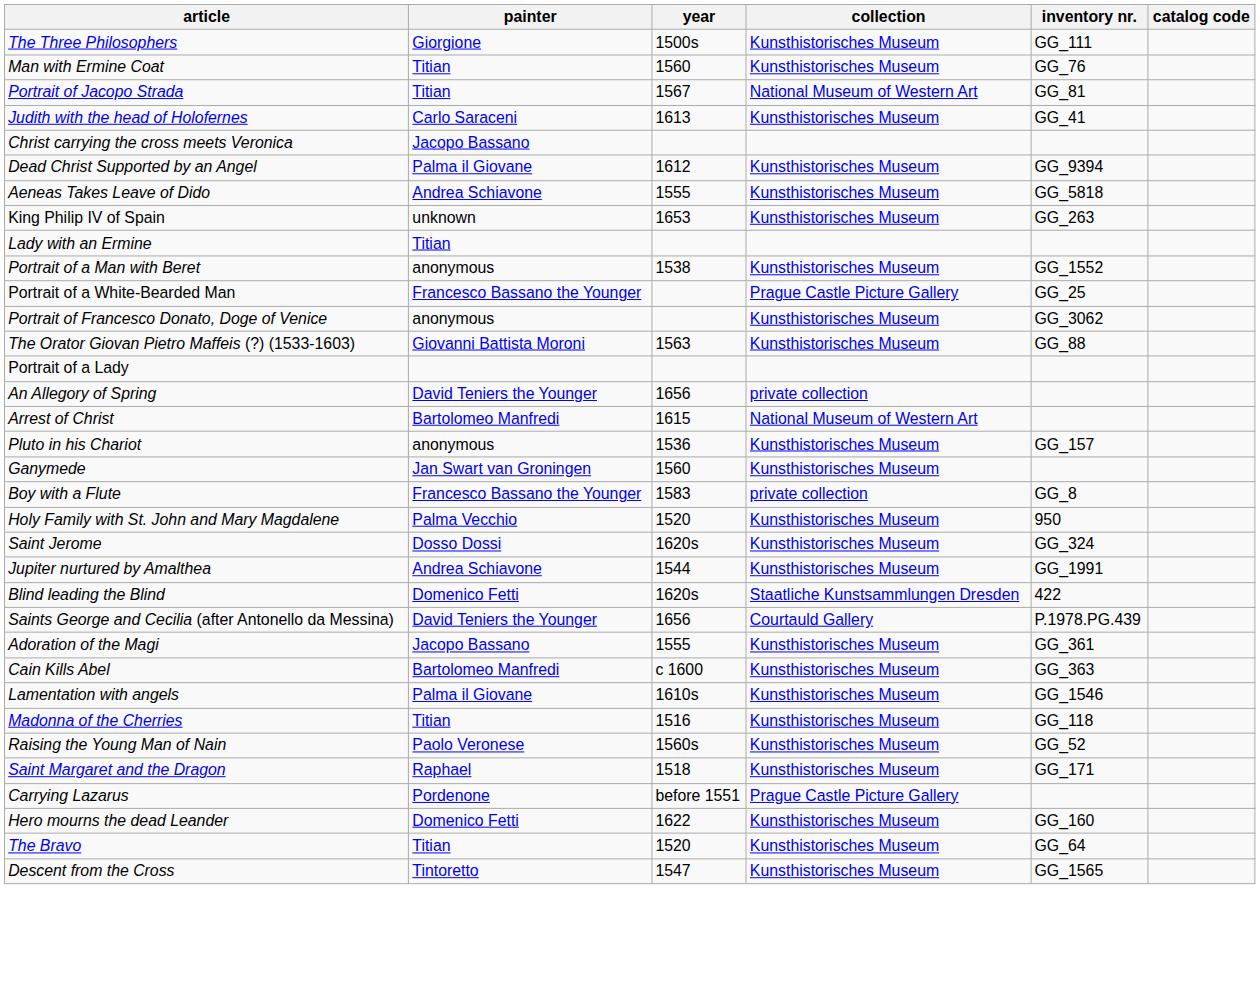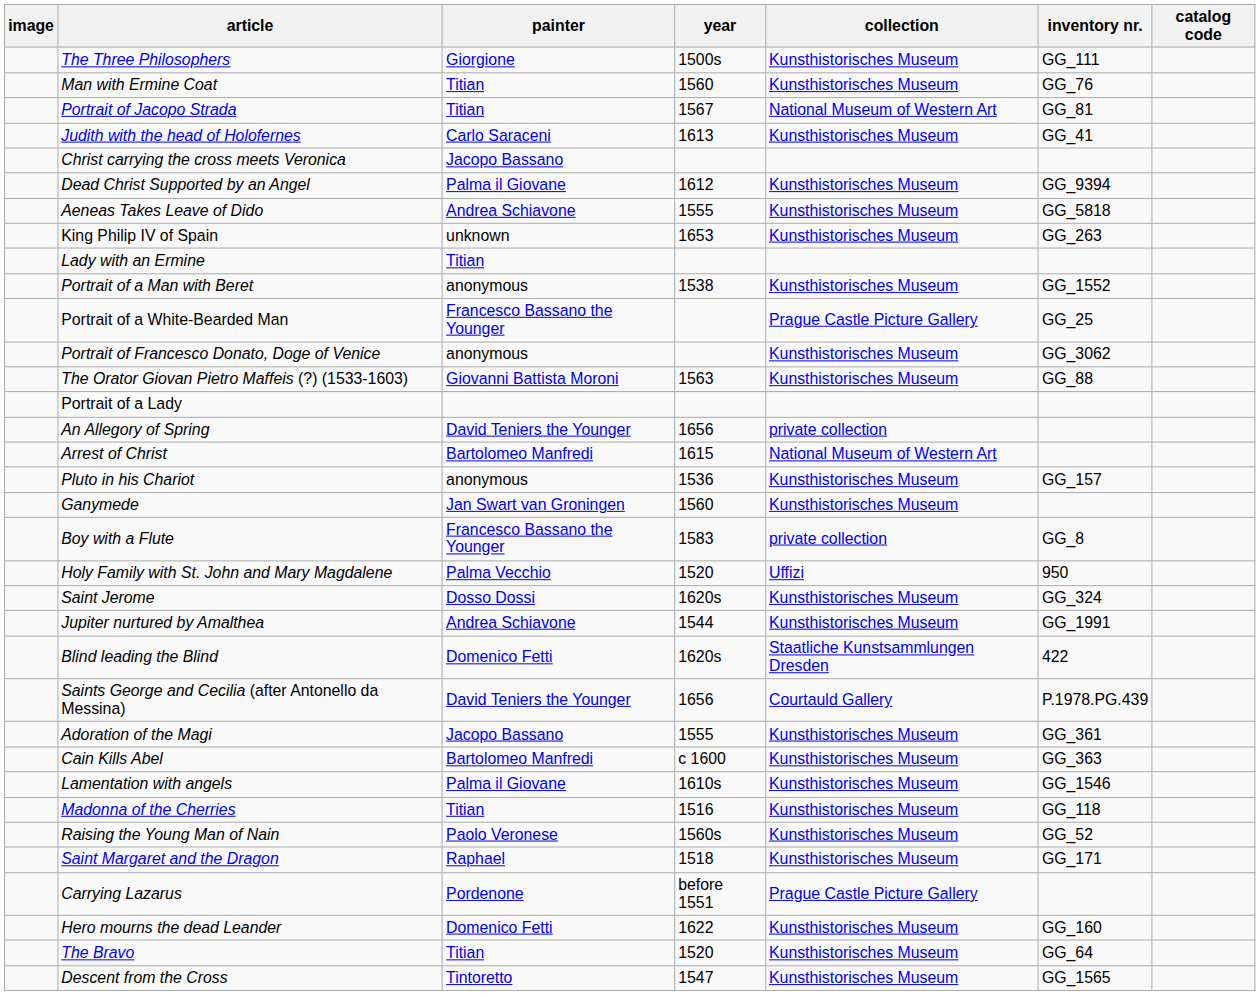+ column: (31, 25)
(845, 519) Kunsthistorisches Museum -> (786, 572) Uffizi
